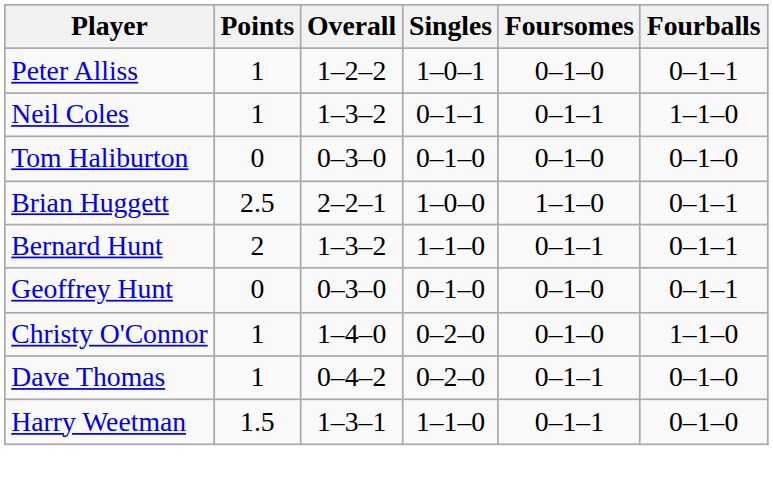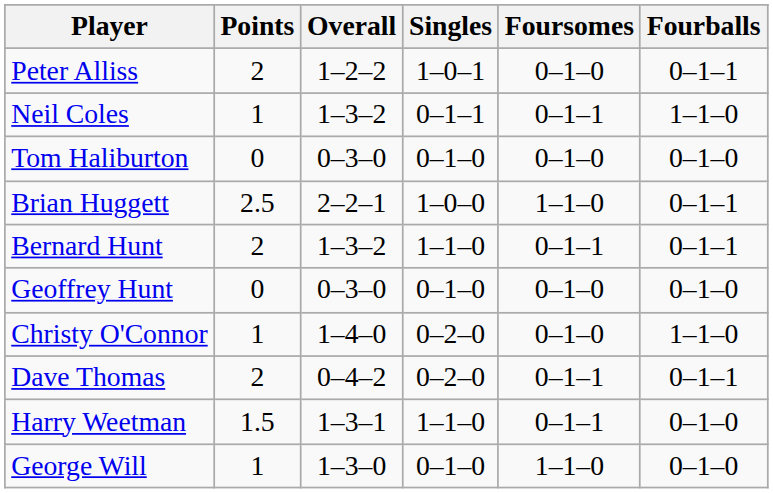(257, 70) 1 -> (257, 70) 2
(704, 289) 0–1–1 -> (704, 289) 0–1–0
(257, 377) 1 -> (257, 377) 2
(704, 377) 0–1–0 -> (704, 377) 0–1–1
+ row: (79, 465)
